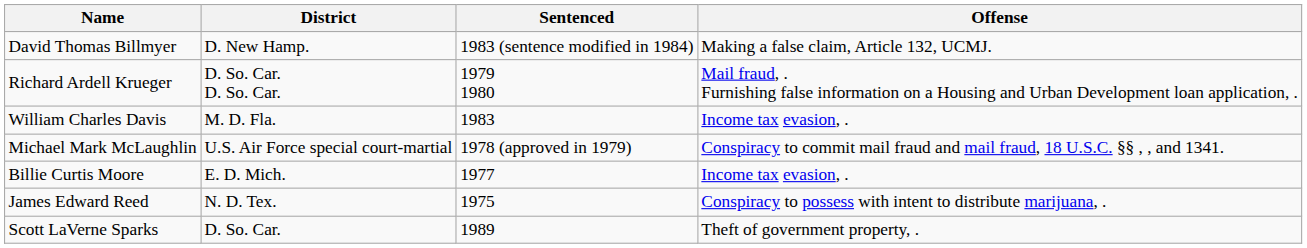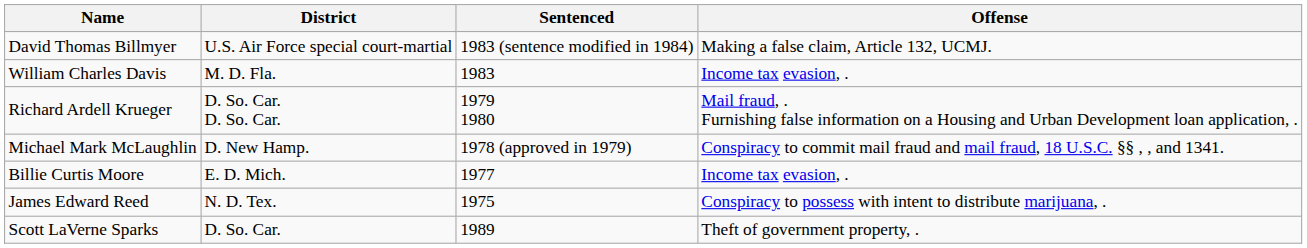(257, 45) D. New Hamp. -> (328, 45) U.S. Air Force special court-martial
rows swapped: (87, 119) <-> (90, 82)
(328, 147) U.S. Air Force special court-martial -> (257, 147) D. New Hamp.
